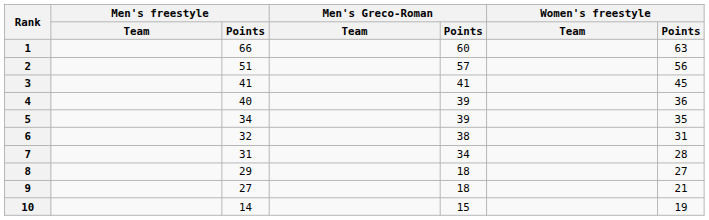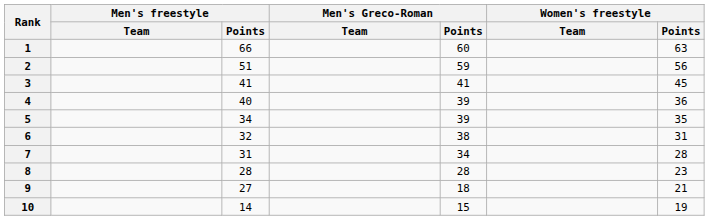(463, 66) 57 -> (463, 66) 59
(246, 171) 29 -> (246, 171) 28
(463, 171) 18 -> (463, 171) 28
(681, 171) 27 -> (681, 171) 23
